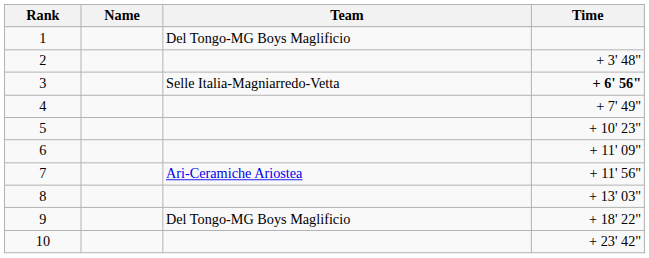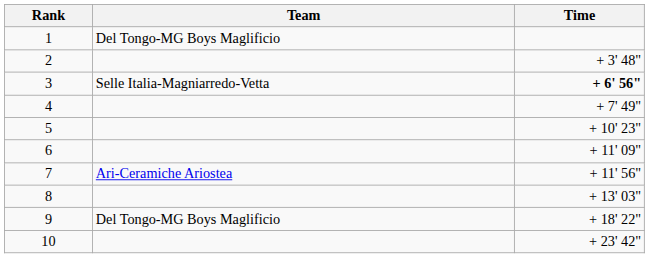- column: (122, 15)
